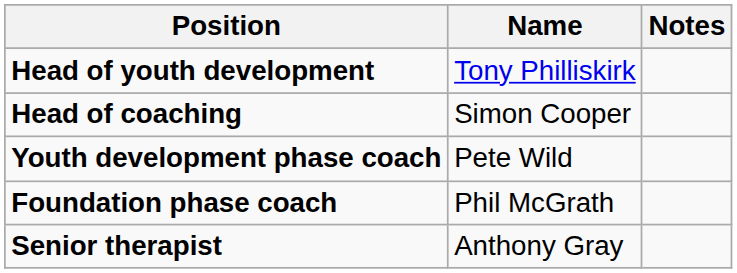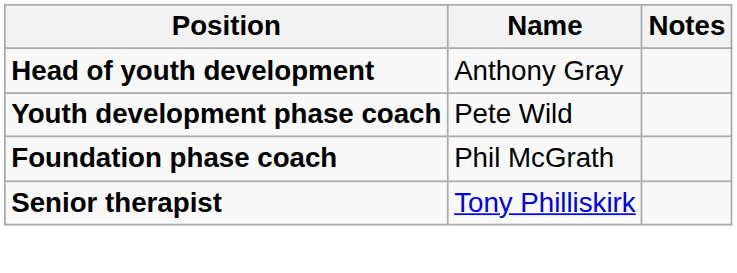(545, 70) Tony Philliskirk -> (539, 70) Anthony Gray
- row: (127, 114)
(539, 245) Anthony Gray -> (545, 202) Tony Philliskirk
